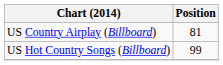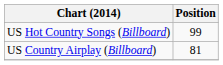rows swapped: (82, 32) <-> (89, 50)
